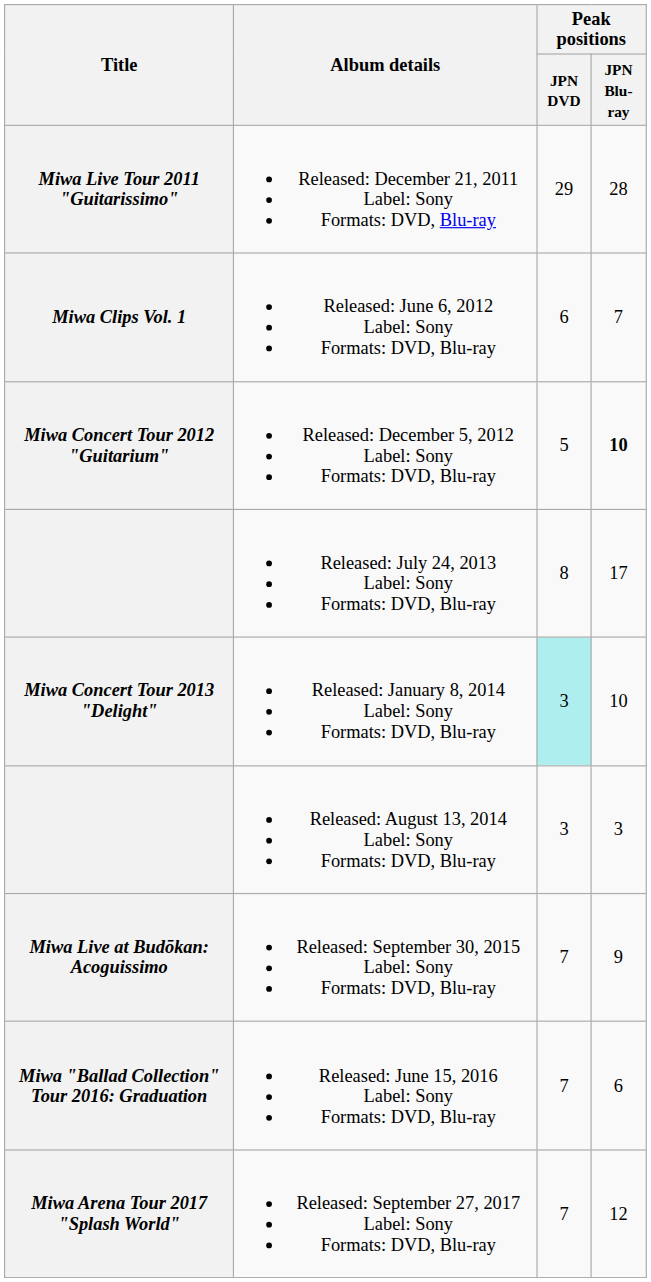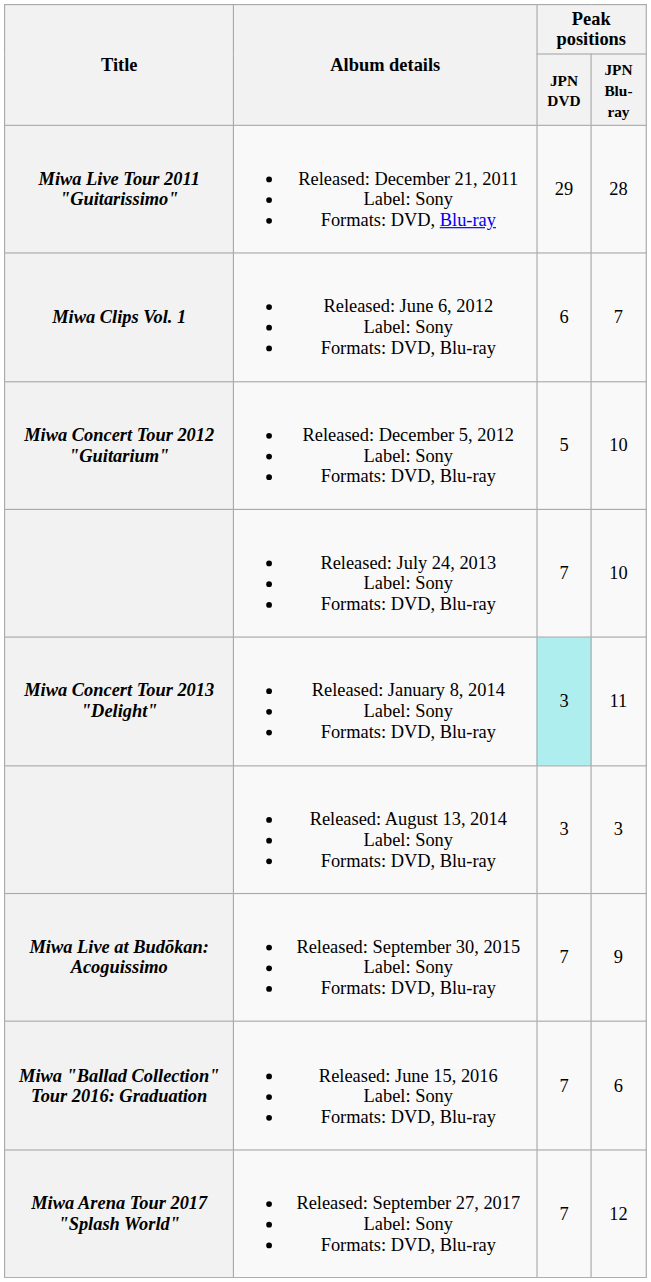(618, 445) bold -> (618, 445) normal
(564, 573) 8 -> (564, 573) 7
(618, 573) 17 -> (618, 573) 10
(618, 701) 10 -> (618, 701) 11
